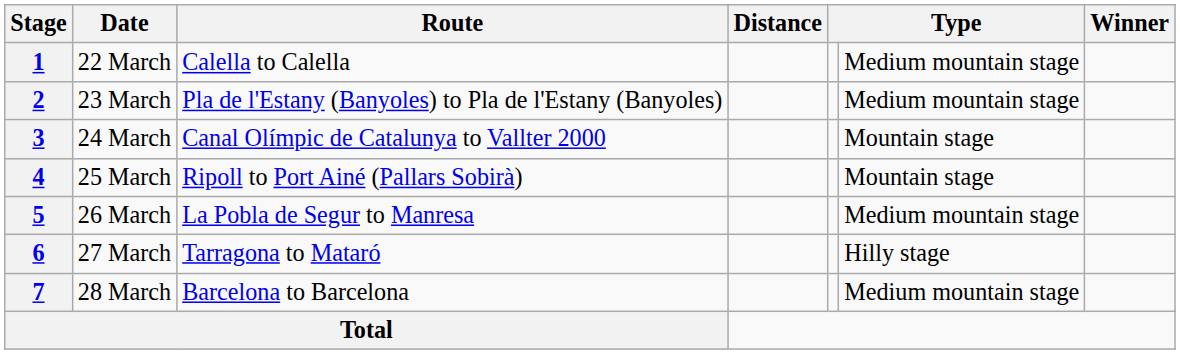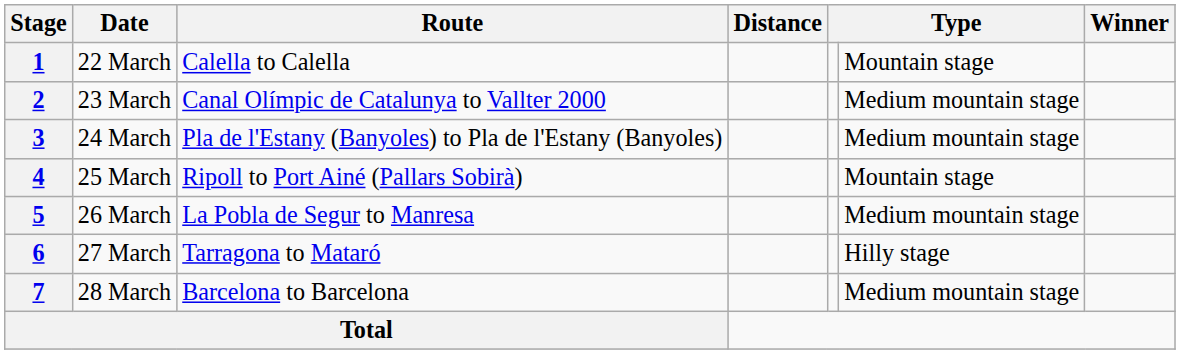(962, 61) Medium mountain stage -> (919, 61) Mountain stage
(452, 100) Pla de l'Estany (Banyoles) to Pla de l'Estany (Banyoles) -> (394, 100) Canal Olímpic de Catalunya to Vallter 2000
(394, 138) Canal Olímpic de Catalunya to Vallter 2000 -> (452, 138) Pla de l'Estany (Banyoles) to Pla de l'Estany (Banyoles)
(919, 138) Mountain stage -> (962, 138) Medium mountain stage
